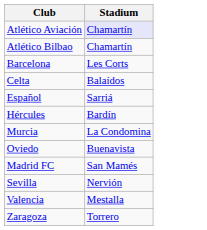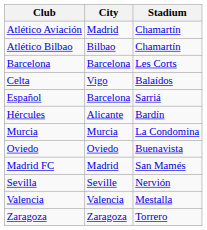+ column: (109, 13)
(109, 30) lavender background -> (158, 30) no background
